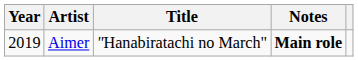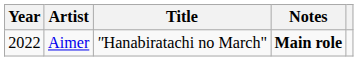(24, 42) 2019 -> (24, 42) 2022
